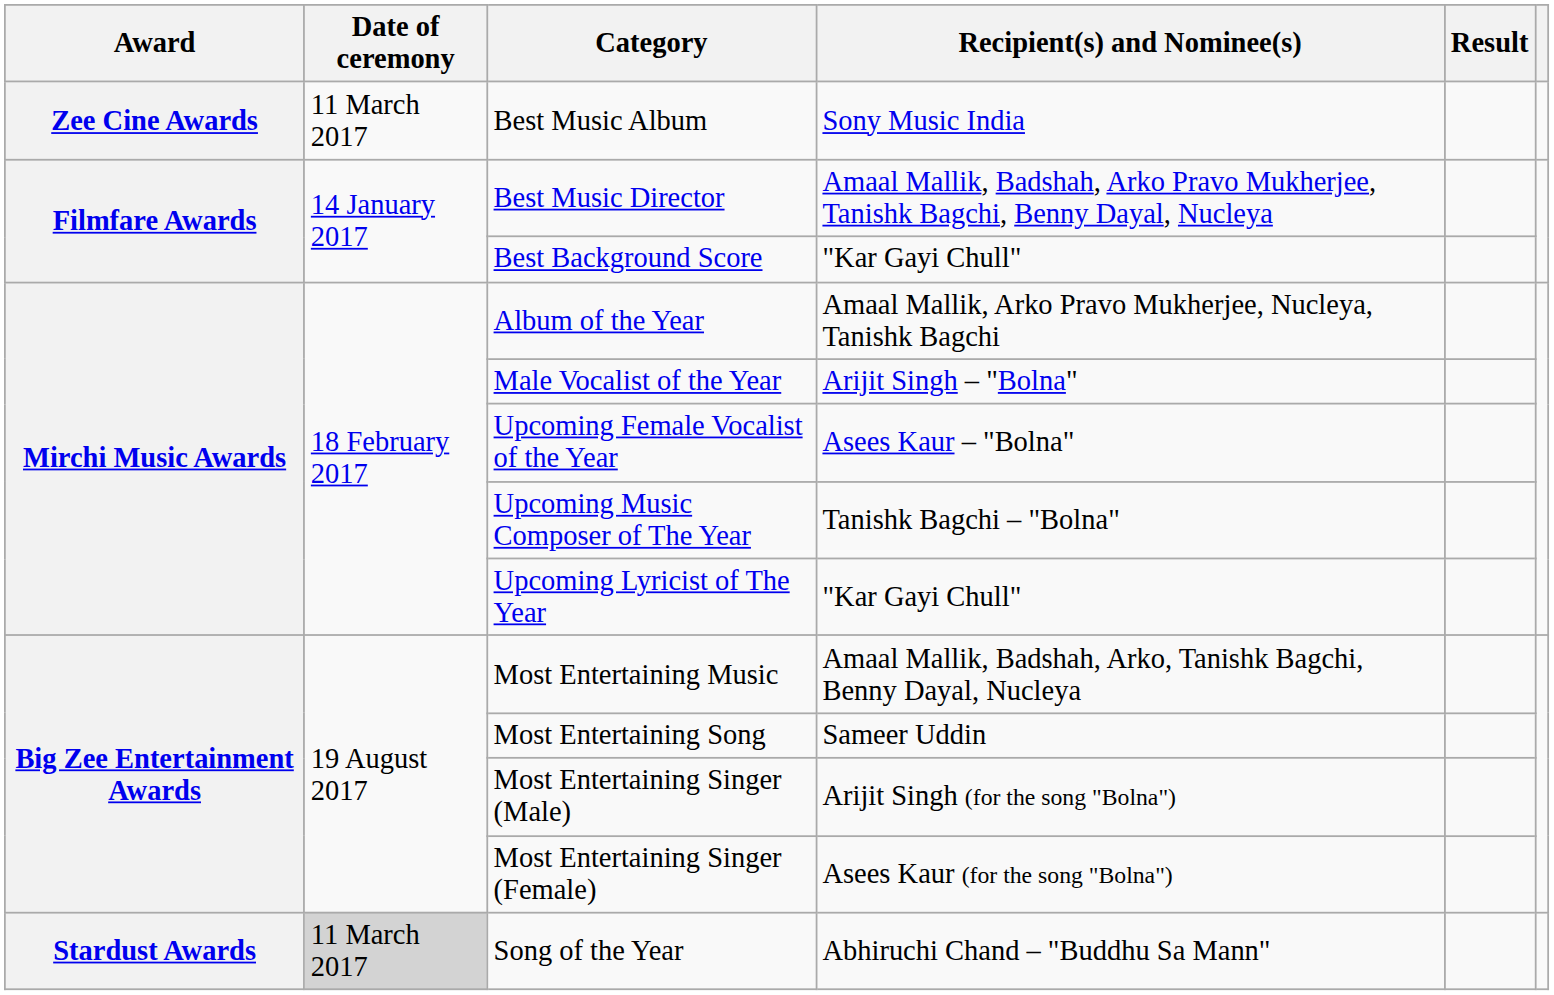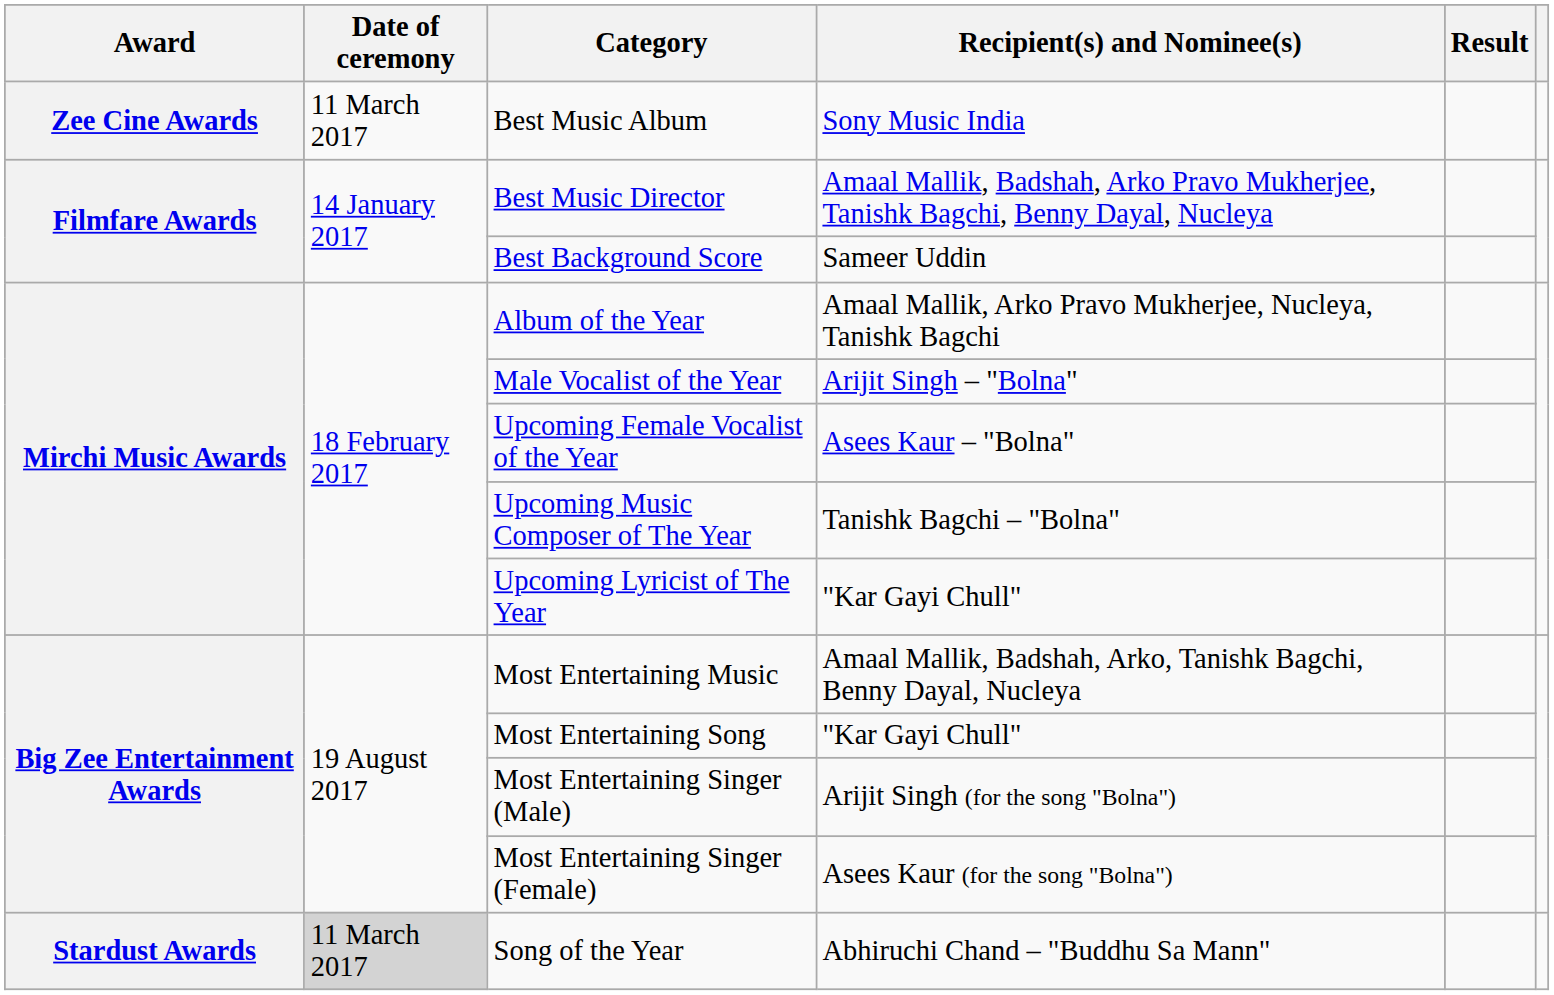(922, 258) "Kar Gayi Chull" -> (904, 258) Sameer Uddin
(904, 735) Sameer Uddin -> (922, 735) "Kar Gayi Chull"
